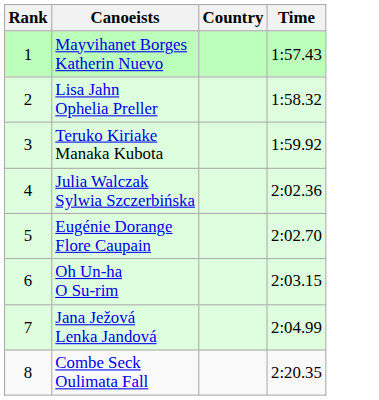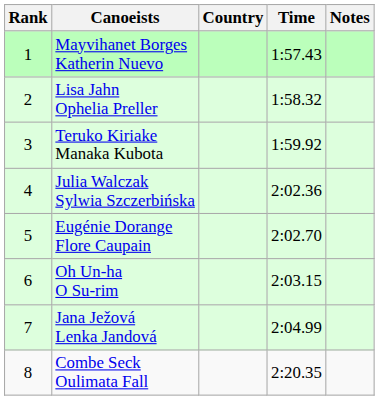+ column: (350, 17)
